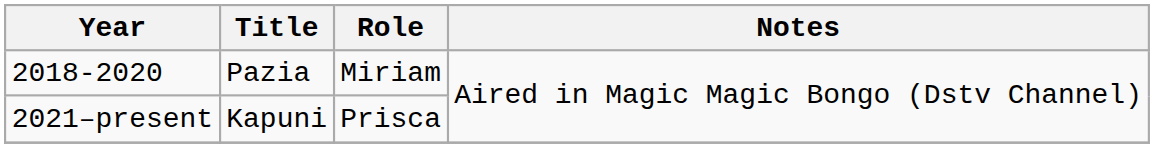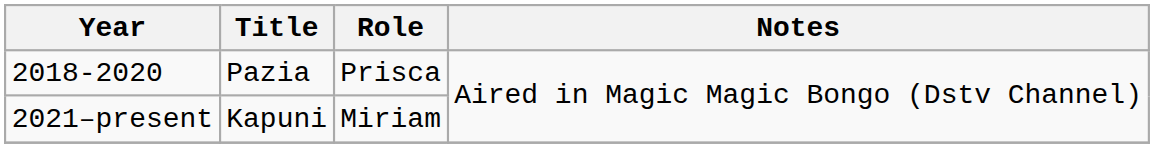(391, 73) Miriam -> (391, 73) Prisca
(391, 119) Prisca -> (391, 119) Miriam
